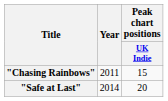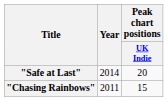rows swapped: (51, 73) <-> (51, 88)
